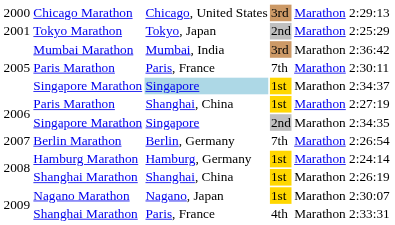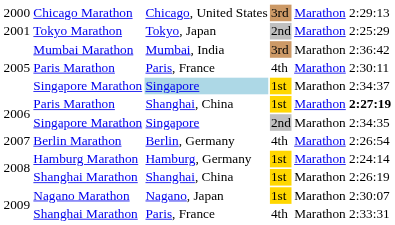(279, 67) 7th -> (279, 67) 4th
(369, 104) normal -> (370, 104) bold
(279, 140) 7th -> (279, 140) 4th
